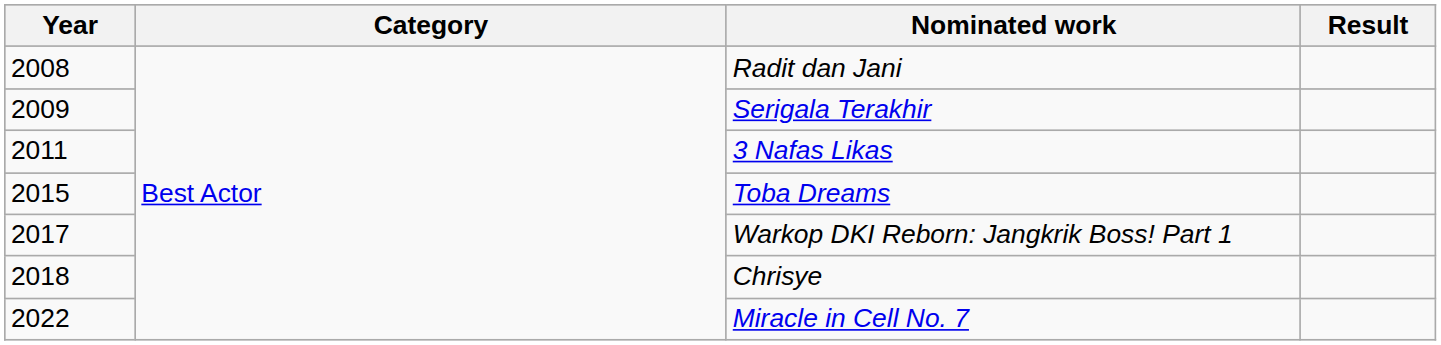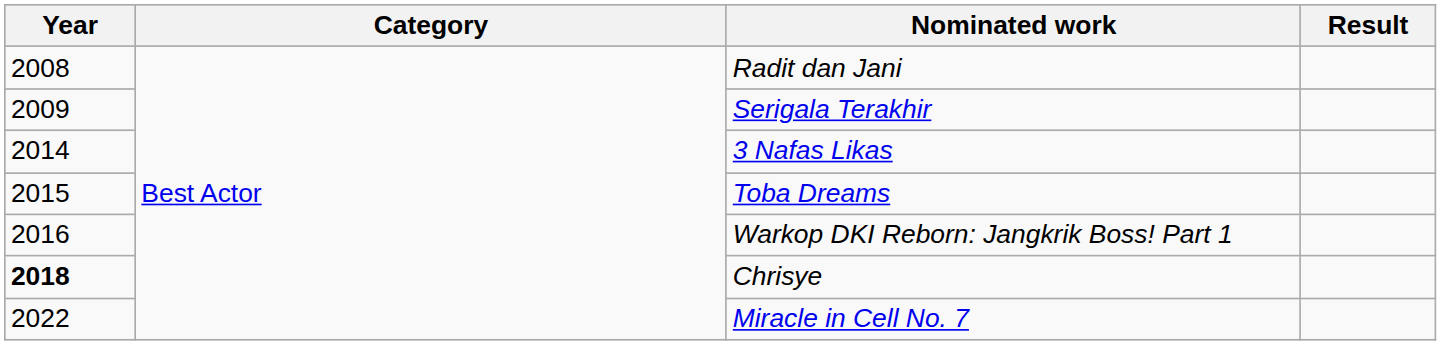(39, 151) 2011 -> (40, 151) 2014
(40, 234) 2017 -> (40, 234) 2016
(40, 276) normal -> (40, 276) bold
